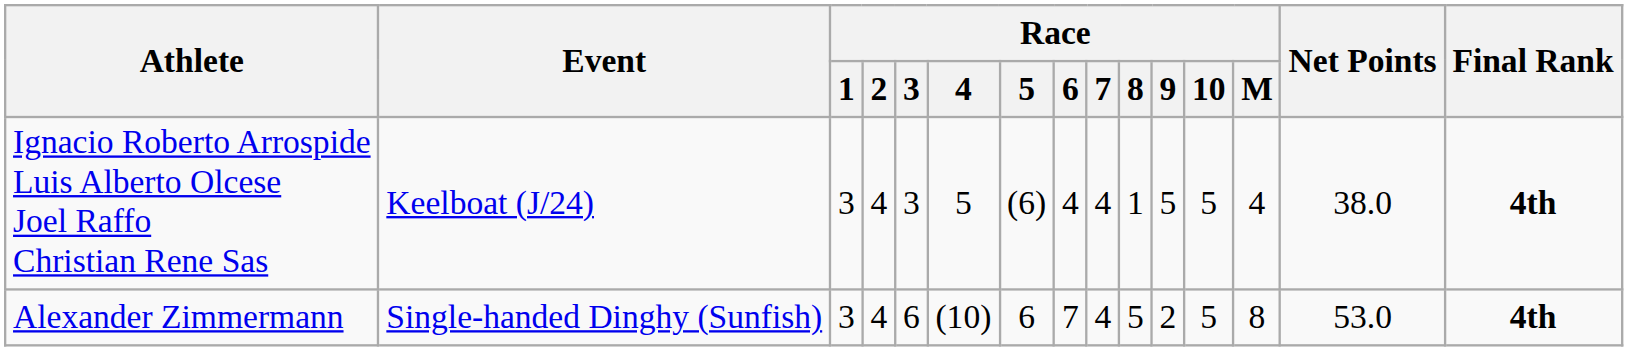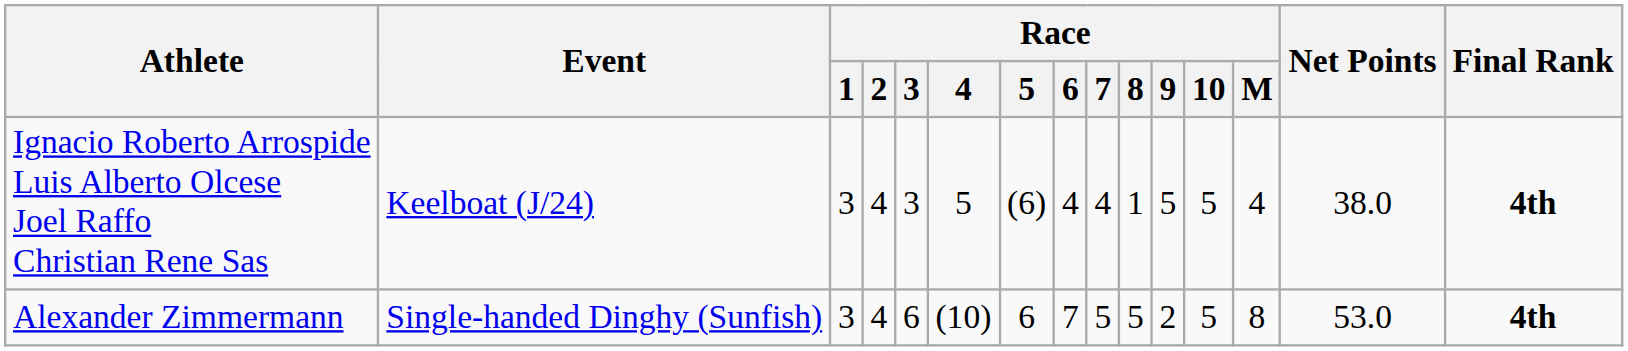(1103, 317) 4 -> (1103, 317) 5
